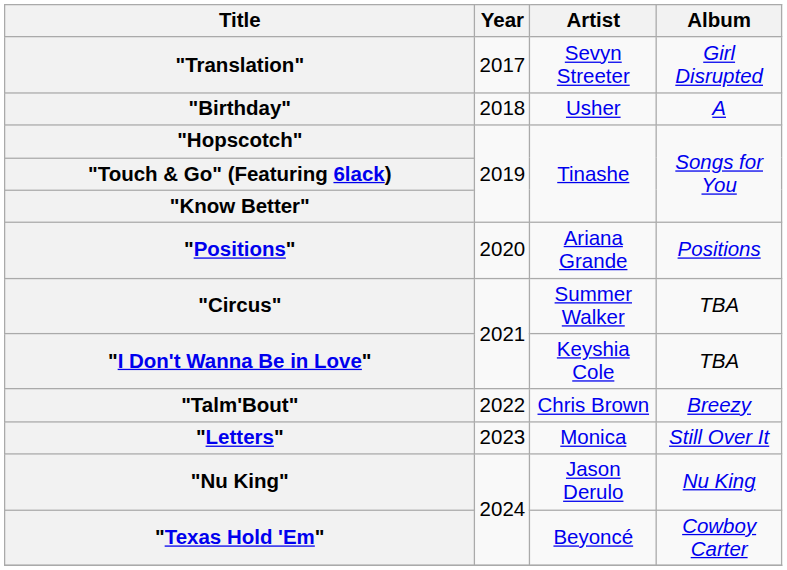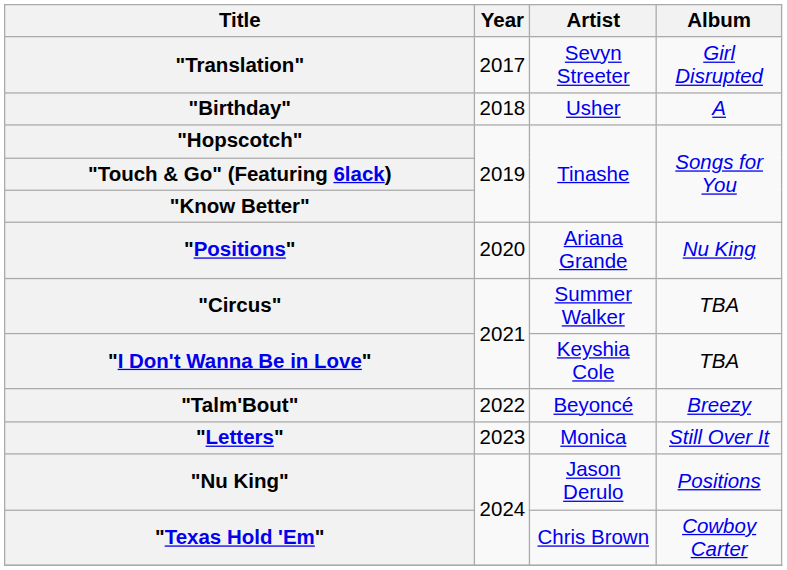(719, 250) Positions -> (719, 250) Nu King
(593, 405) Chris Brown -> (593, 405) Beyoncé
(719, 481) Nu King -> (719, 481) Positions
(593, 537) Beyoncé -> (593, 537) Chris Brown
